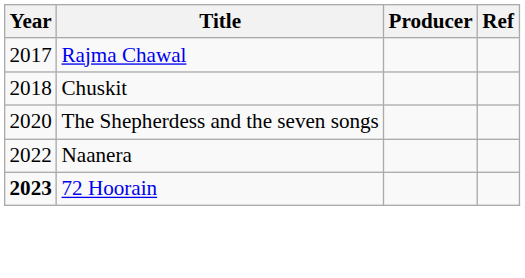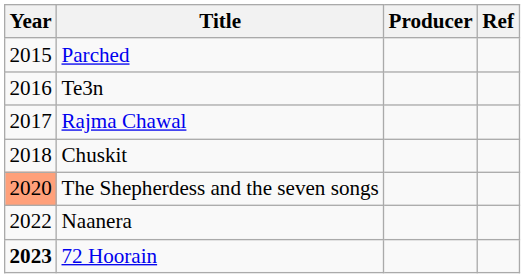+ row: (96, 54)
+ row: (82, 88)
(31, 121) no background -> (31, 188) lightsalmon background
